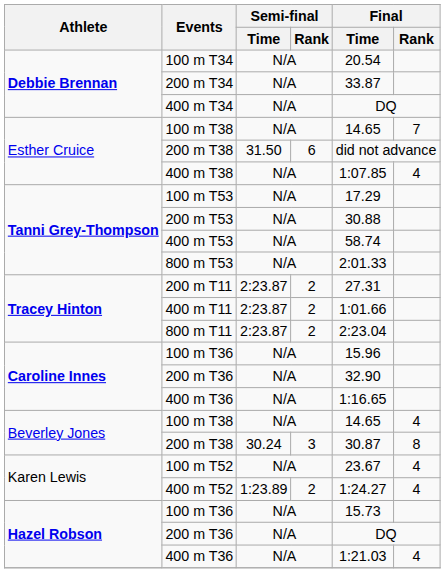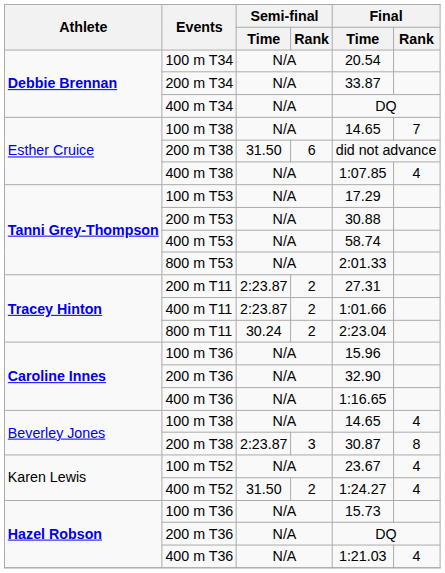(264, 331) 2:23.87 -> (264, 331) 30.24
(264, 444) 30.24 -> (264, 444) 2:23.87
(264, 489) 1:23.89 -> (264, 489) 31.50
